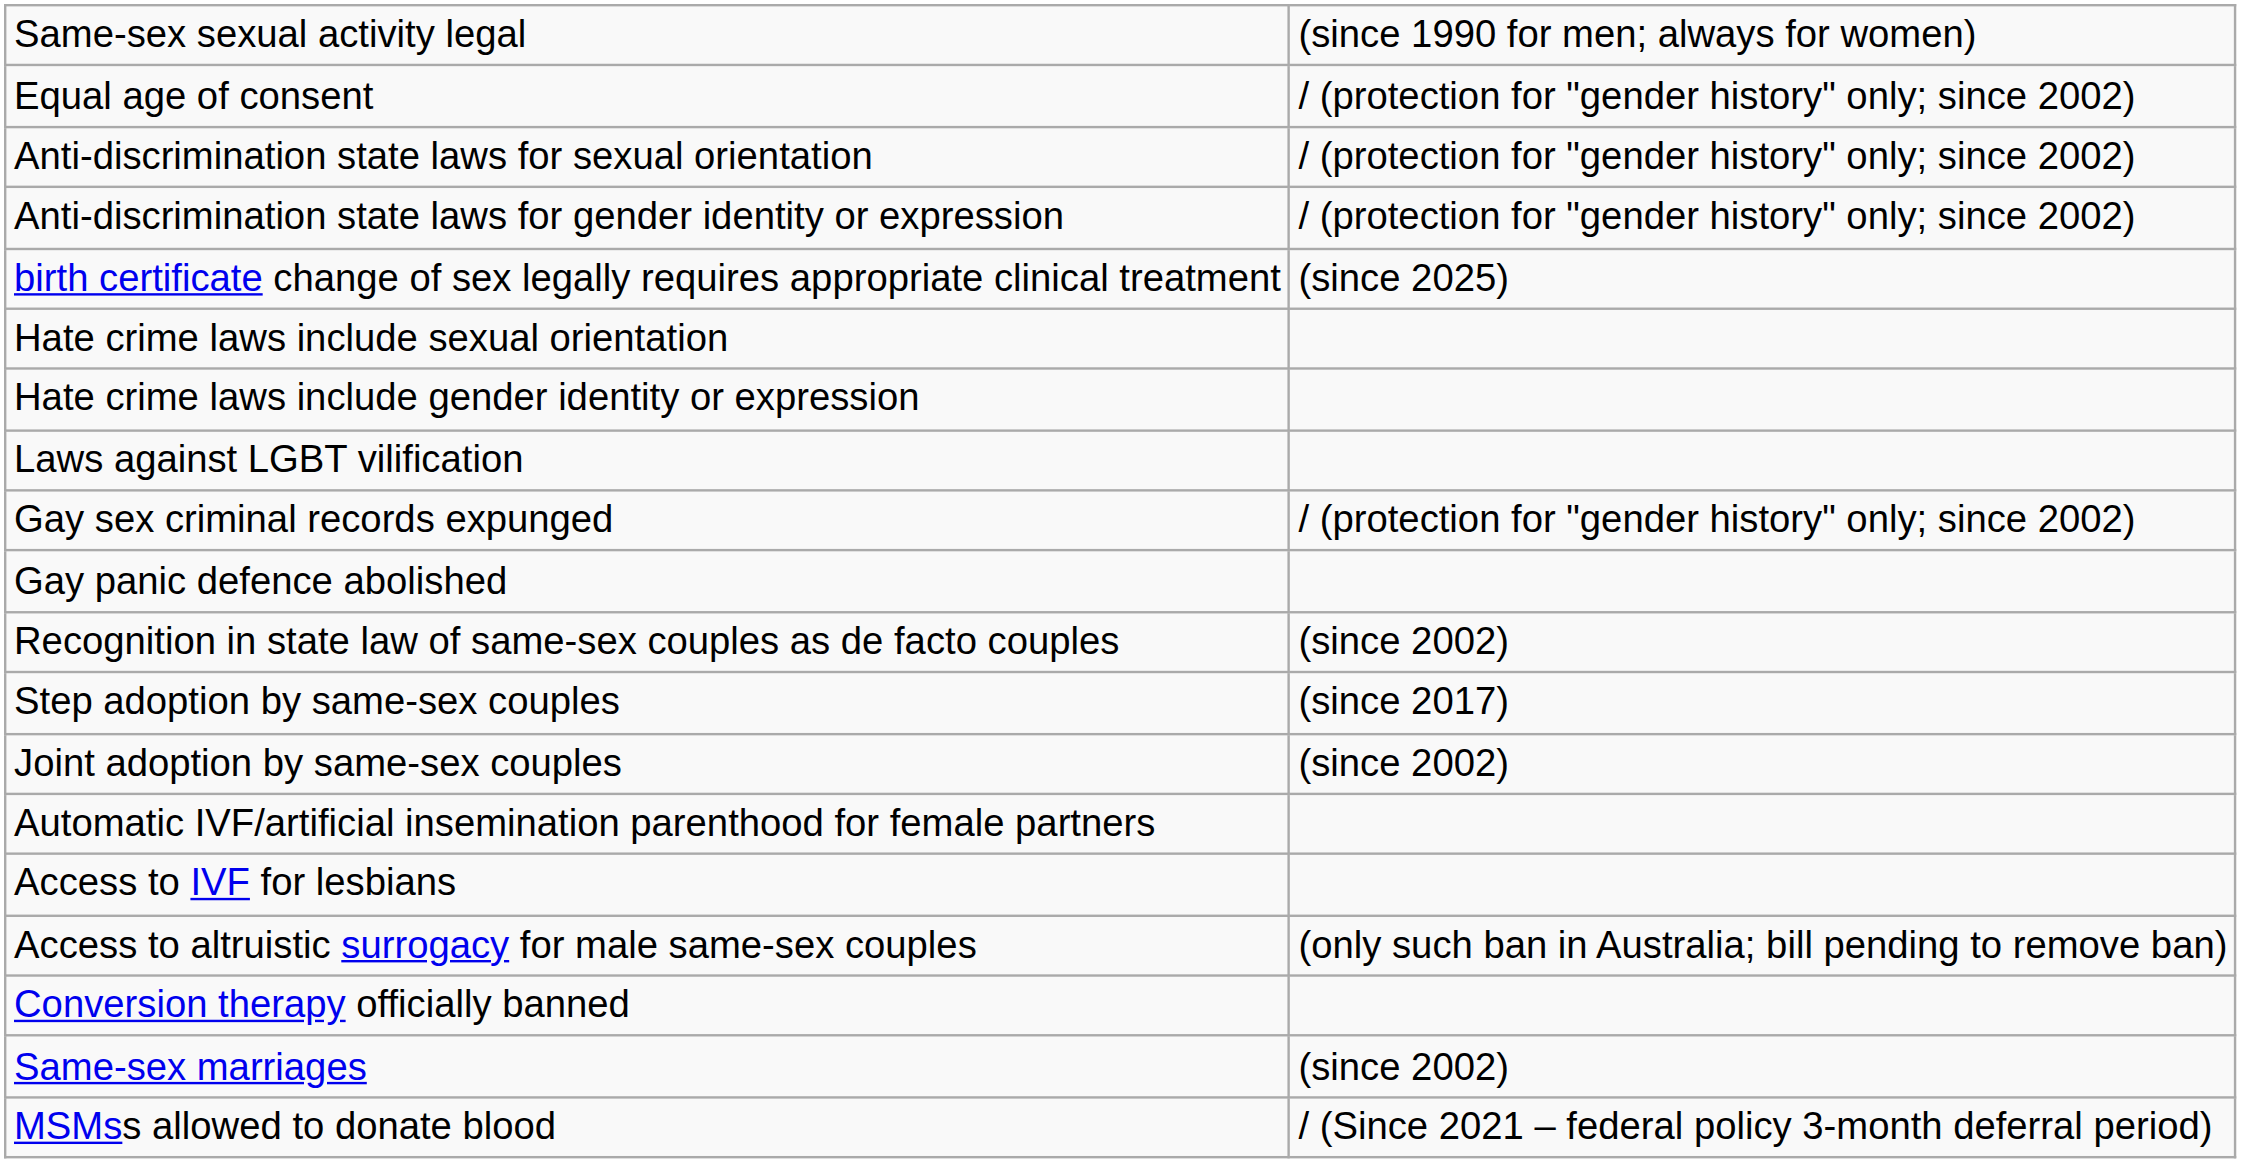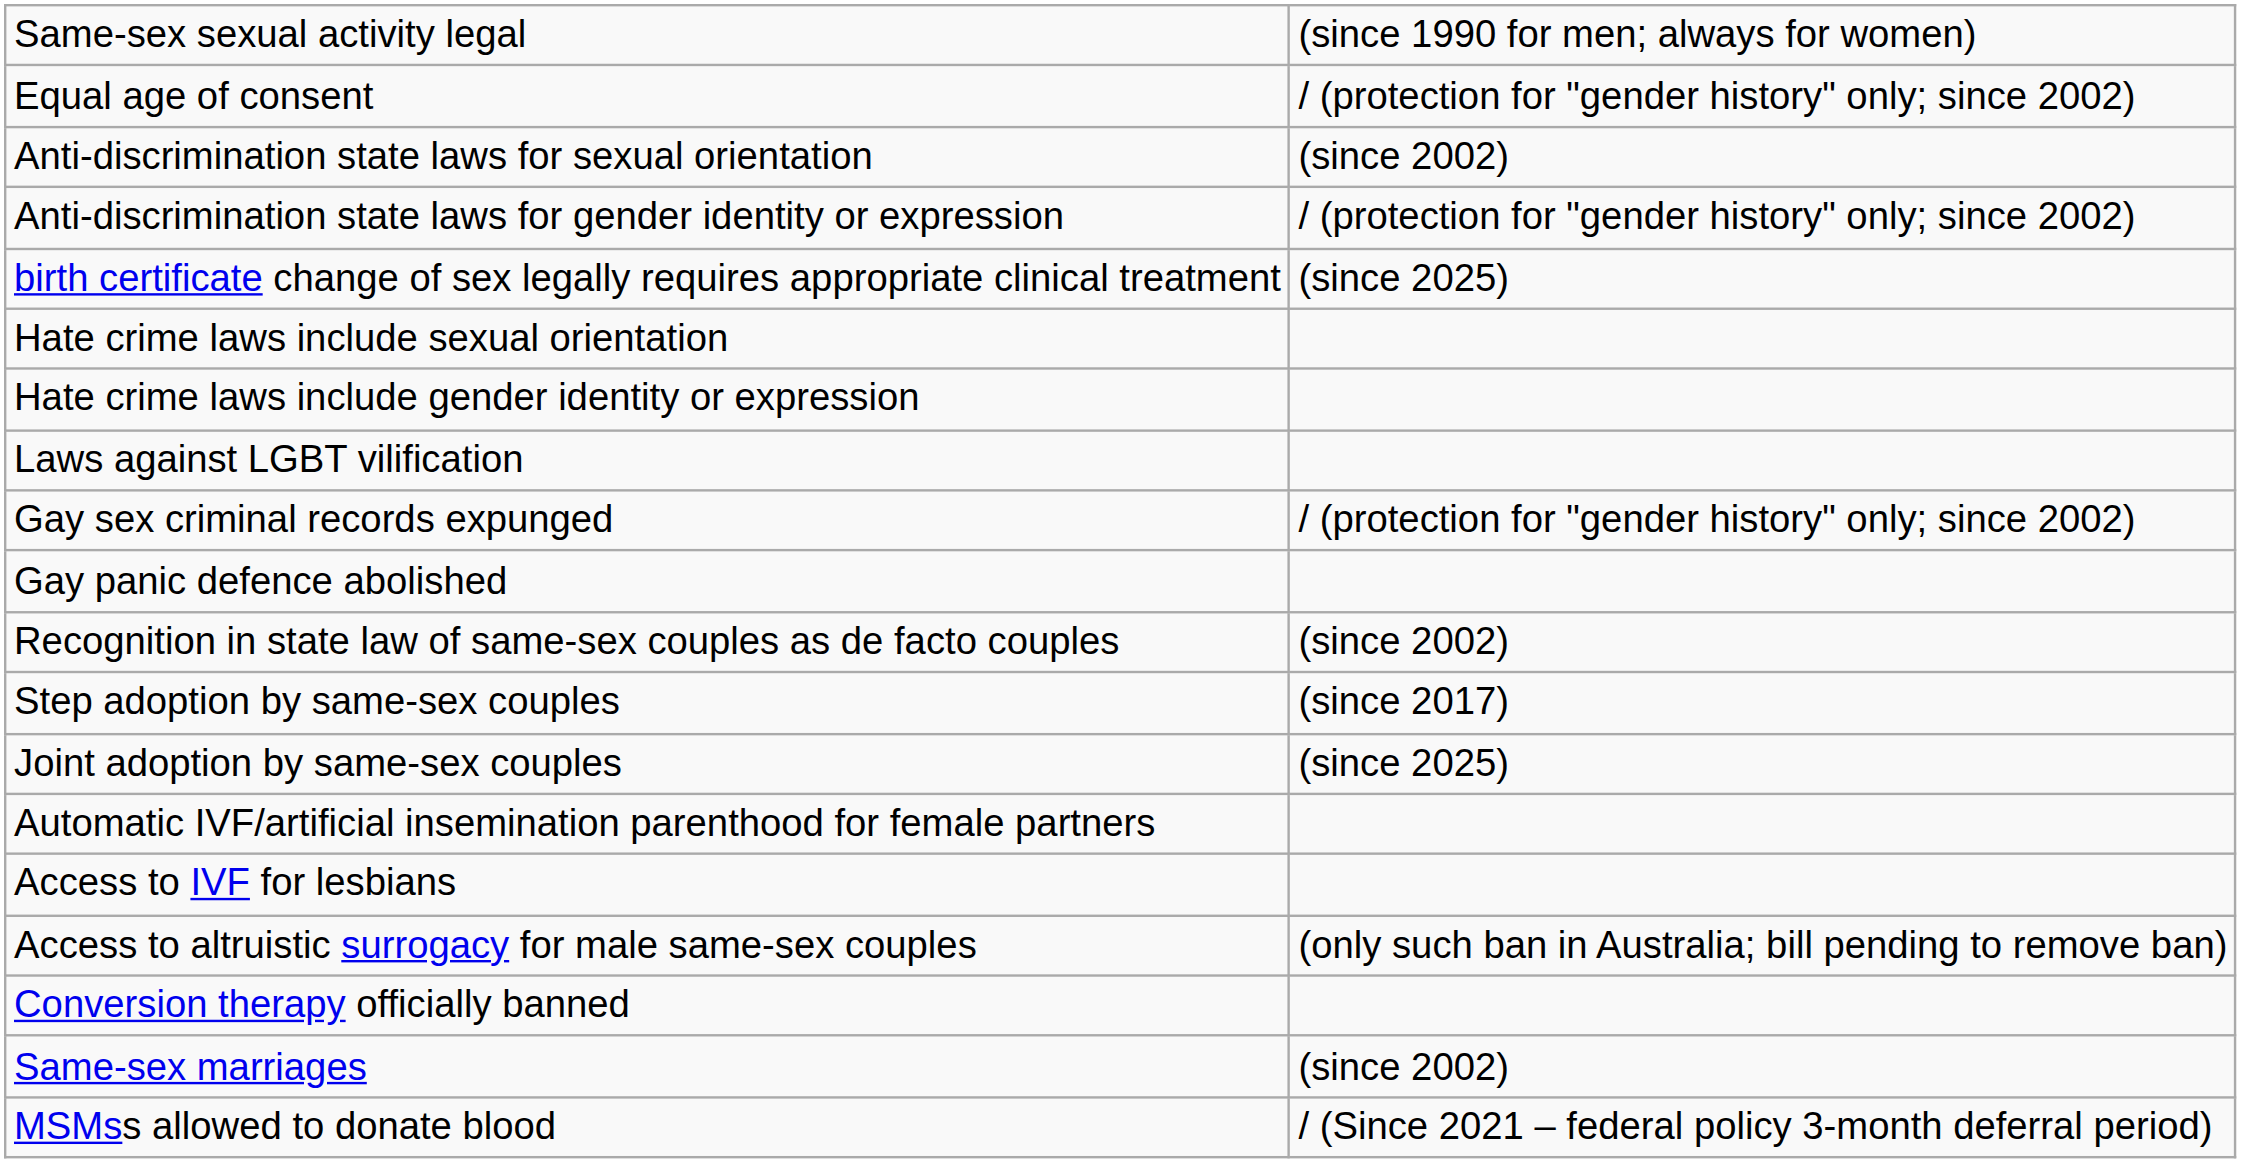(1717, 156) / (protection for "gender history" only; since 2002) -> (1404, 156) (since 2002)
(1404, 762) (since 2002) -> (1404, 762) (since 2025)
